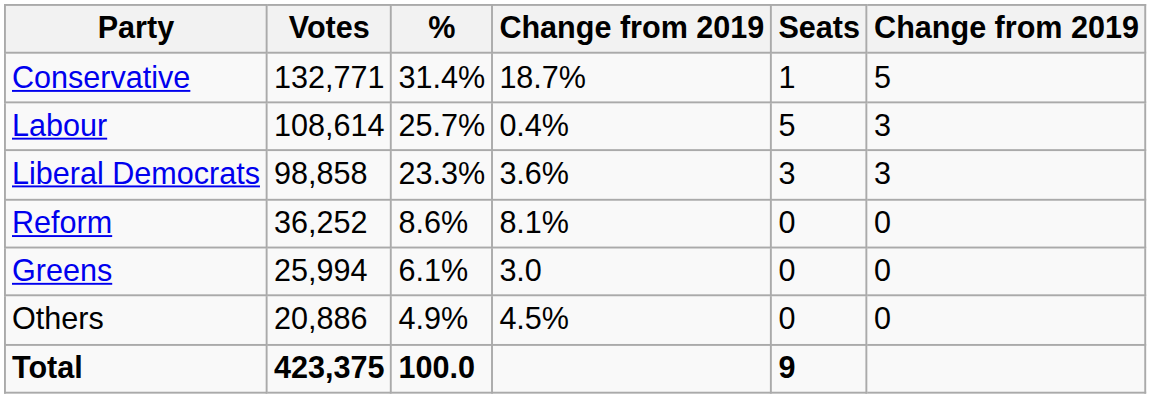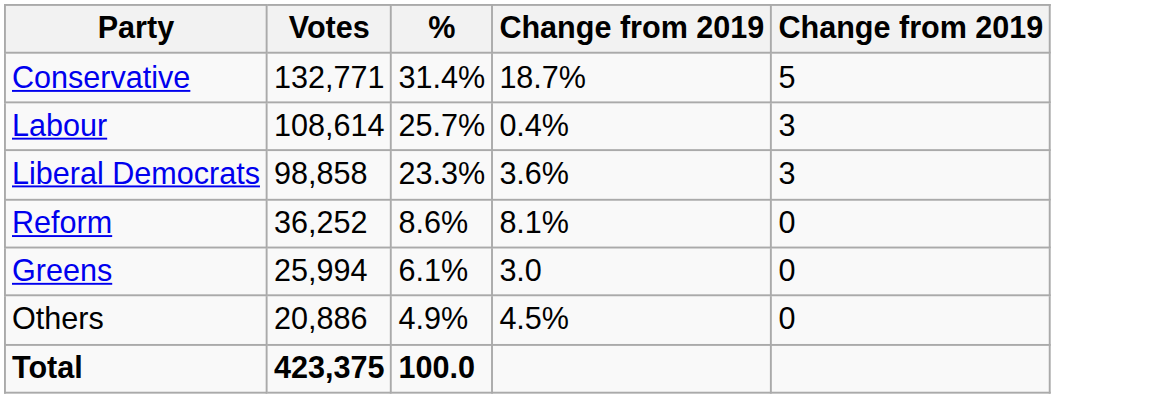- column: (819, 28)
